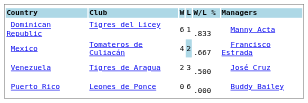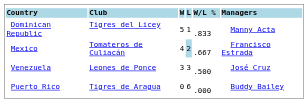(182, 29) 6 -> (182, 29) 5
(125, 68) Tigres de Aragua -> (123, 68) Leones de Ponce
(182, 68) 2 -> (182, 68) 3
(123, 87) Leones de Ponce -> (125, 87) Tigres de Aragua
